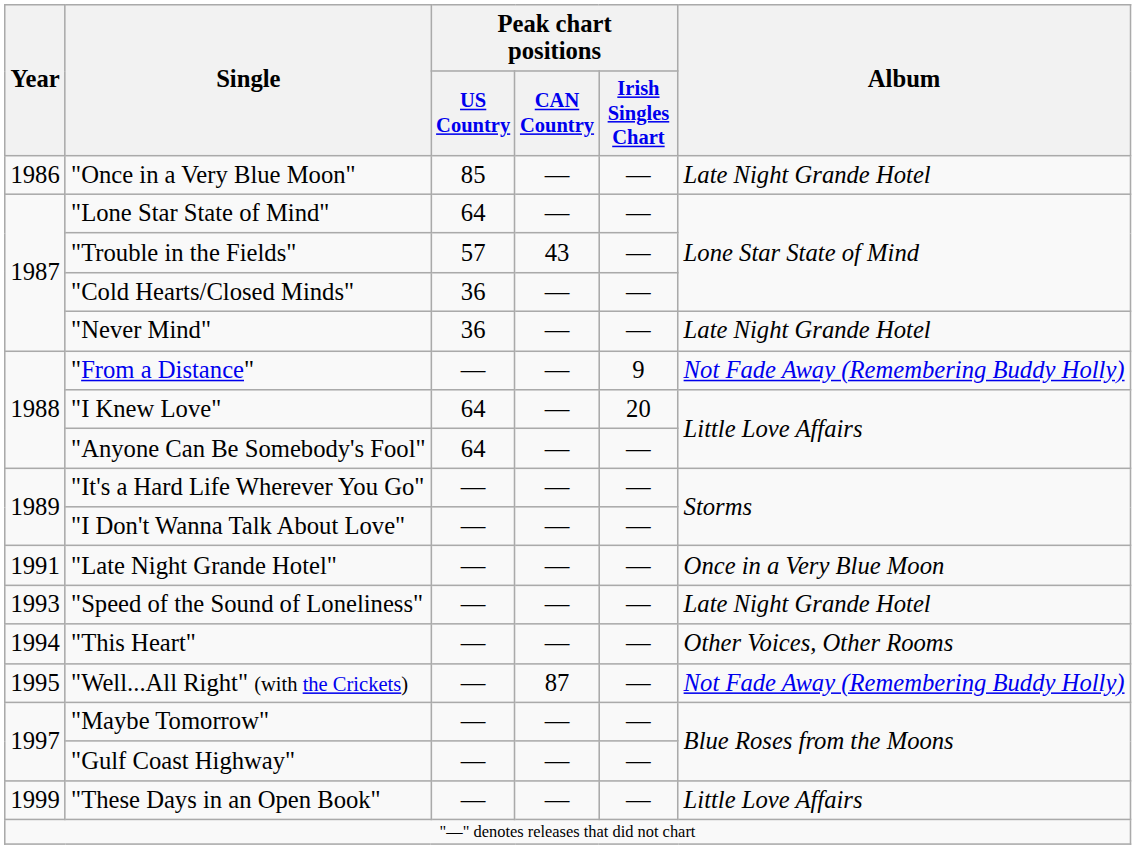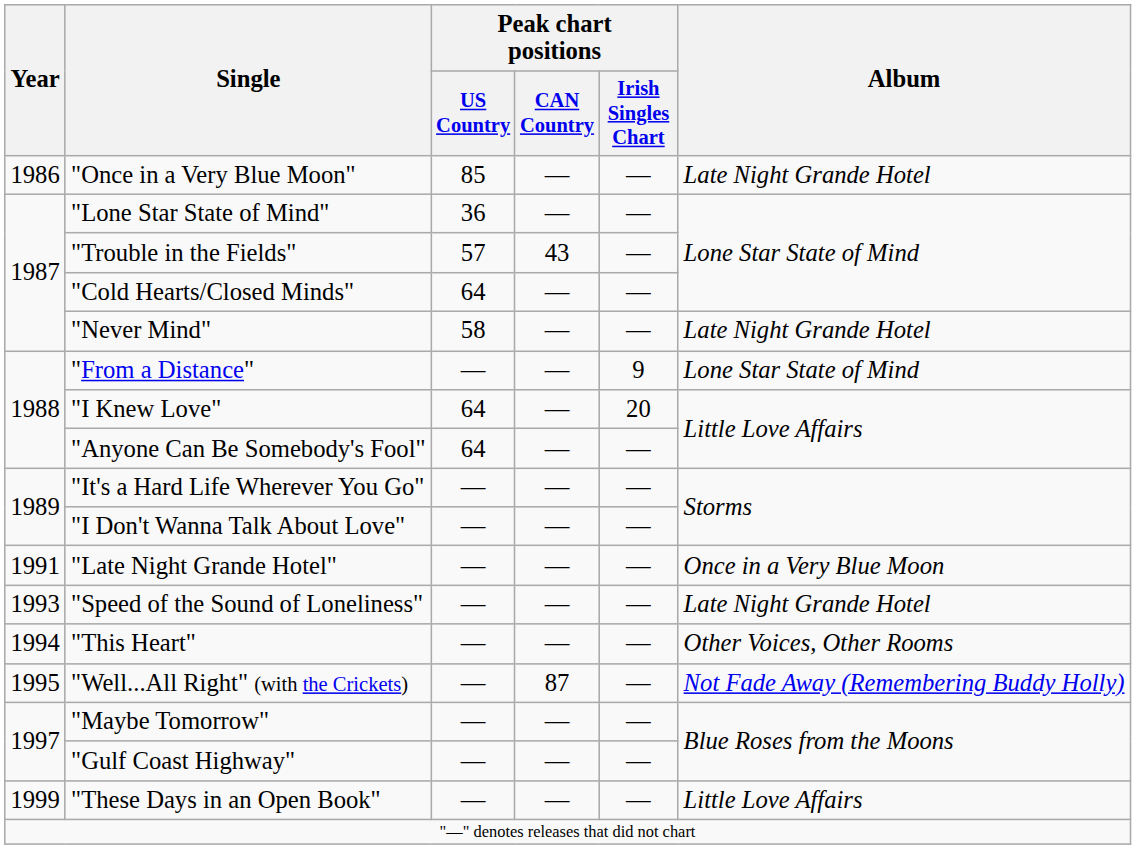(473, 213) 64 -> (473, 213) 36
(473, 291) 36 -> (473, 291) 64
(473, 330) 36 -> (473, 330) 58
(904, 369) Not Fade Away (Remembering Buddy Holly) -> (801, 369) Lone Star State of Mind
